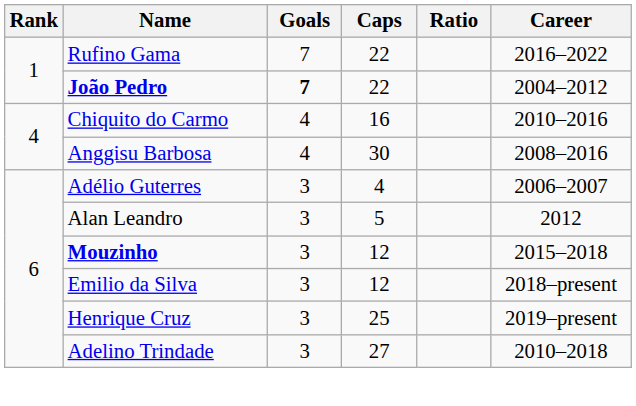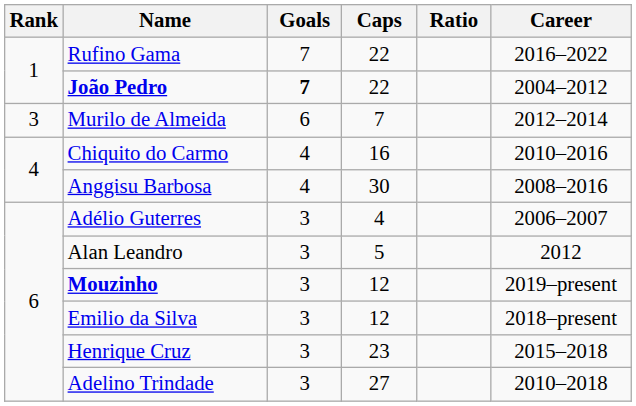+ row: (147, 119)
(561, 251) 2015–2018 -> (561, 284) 2019–present
(379, 317) 25 -> (379, 350) 23
(561, 317) 2019–present -> (561, 350) 2015–2018
